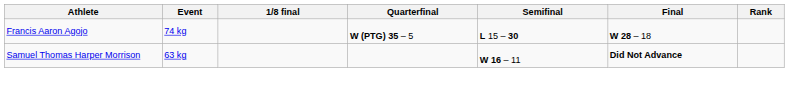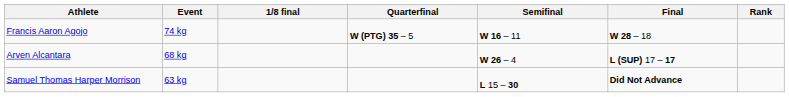(499, 36) L 15 – 30 -> (500, 36) W 16 – 11
+ row: (38, 56)
(500, 61) W 16 – 11 -> (499, 85) L 15 – 30
